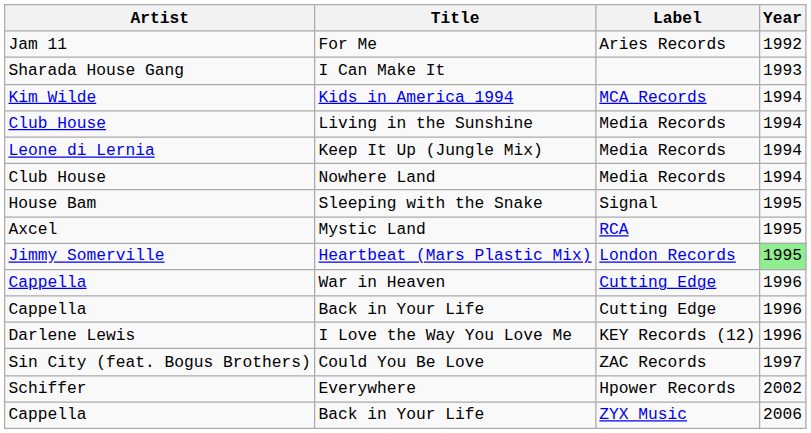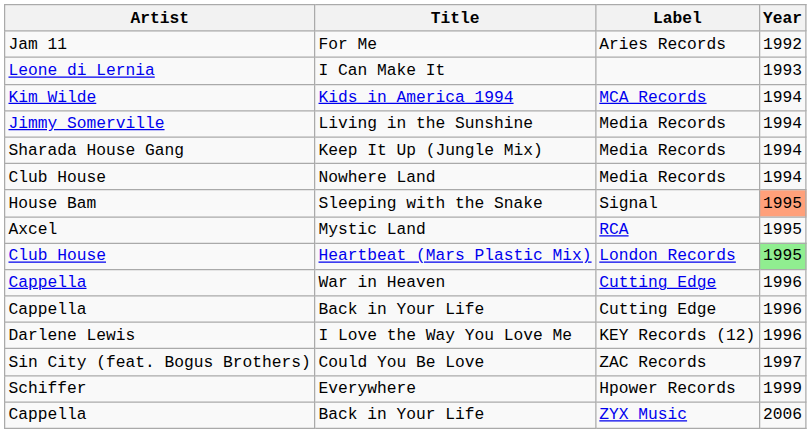(96, 71) Sharada House Gang -> (82, 71) Leone di Lernia
(57, 124) Club House -> (87, 124) Jimmy Somerville
(82, 150) Leone di Lernia -> (96, 150) Sharada House Gang
(783, 203) no background -> (783, 203) lightsalmon background
(87, 256) Jimmy Somerville -> (57, 256) Club House
(783, 389) 2002 -> (783, 389) 1999
